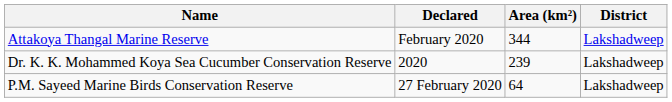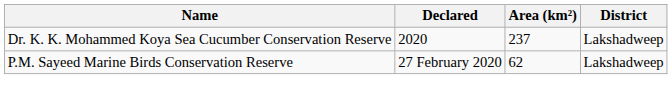- row: (108, 39)
(519, 62) 239 -> (519, 39) 237
(516, 85) 64 -> (516, 62) 62
